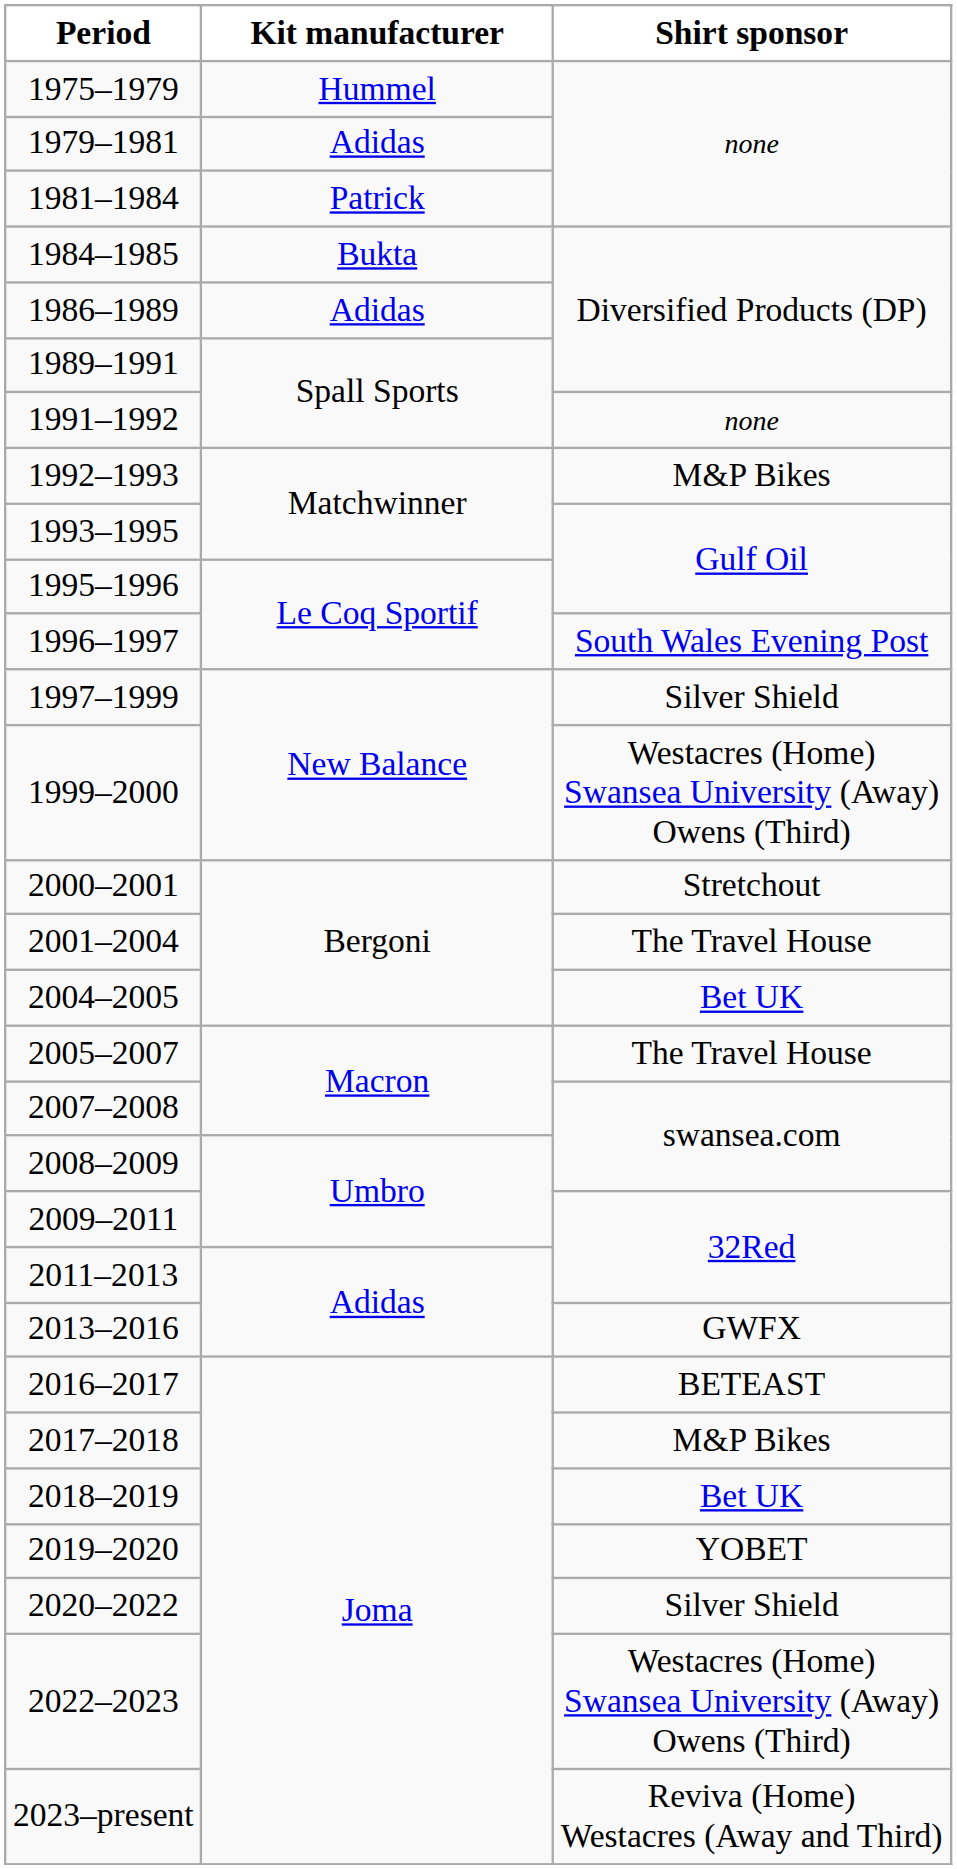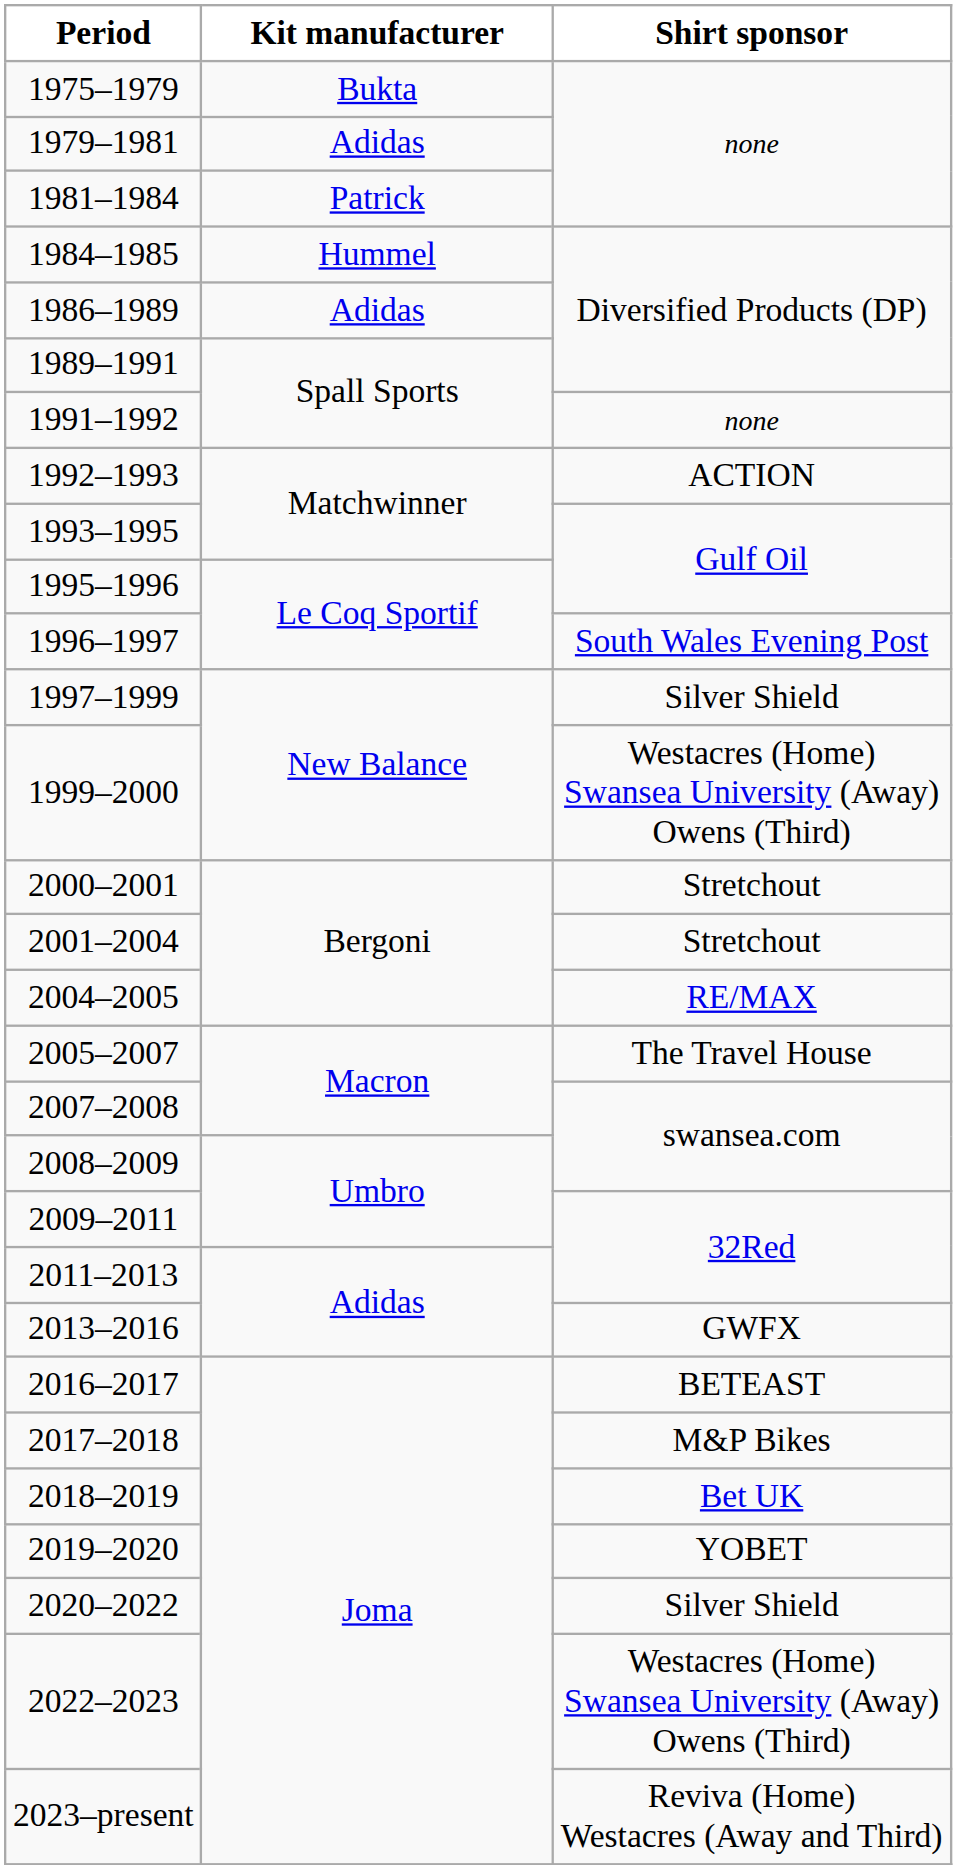(377, 87) Hummel -> (377, 87) Bukta
(377, 253) Bukta -> (377, 253) Hummel
(752, 475) M&P Bikes -> (752, 475) ACTION
(752, 941) The Travel House -> (752, 941) Stretchout
(752, 997) Bet UK -> (752, 997) RE/MAX
